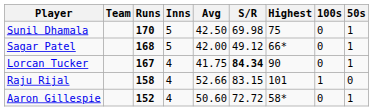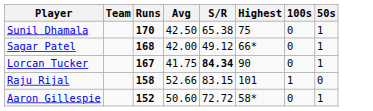- column: (178, 13)
(248, 30) 69.98 -> (218, 30) 65.38
